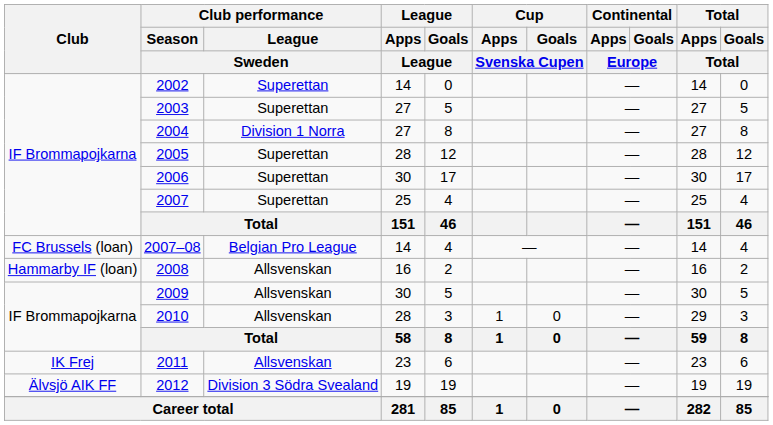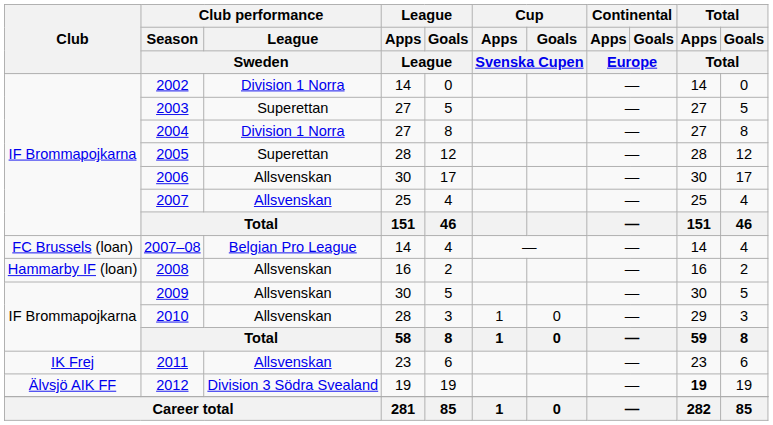(293, 85) Superettan -> (293, 85) Division 1 Norra
(293, 177) Superettan -> (293, 177) Allsvenskan
(293, 200) Superettan -> (293, 200) Allsvenskan
(699, 385) normal -> (699, 385) bold
